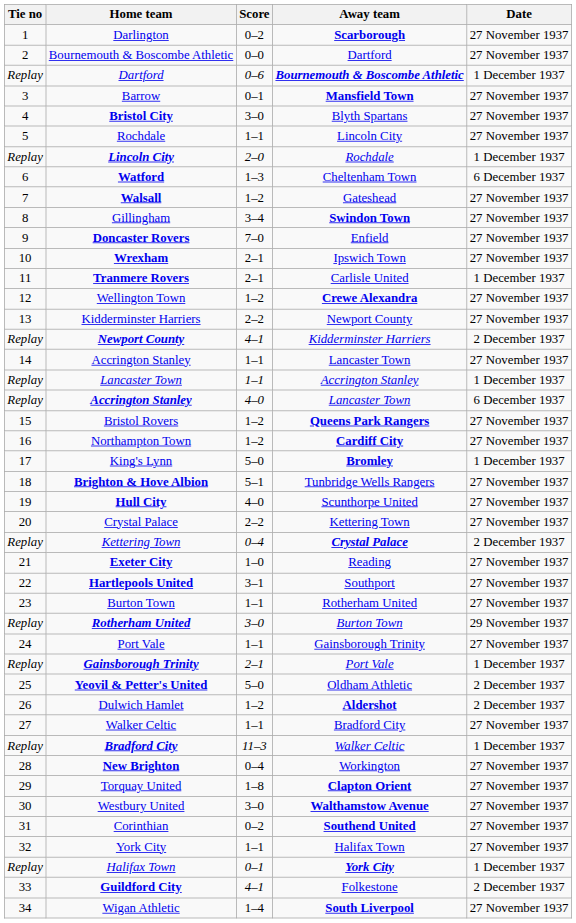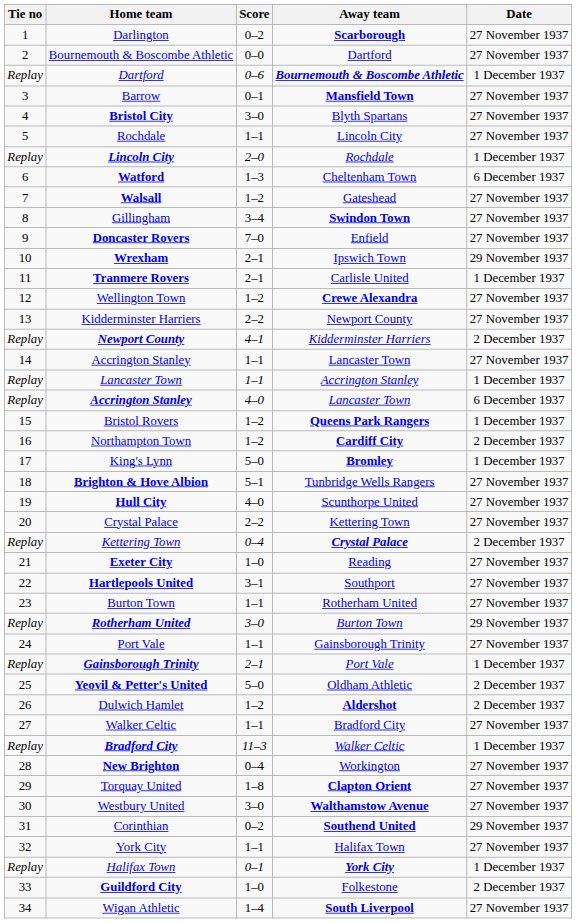(519, 258) 27 November 1937 -> (519, 258) 29 November 1937
(519, 420) 27 November 1937 -> (519, 420) 1 December 1937
(519, 440) 27 November 1937 -> (519, 440) 2 December 1937
(519, 826) 27 November 1937 -> (519, 826) 29 November 1937
(254, 887) 4–1 -> (254, 887) 1–0
